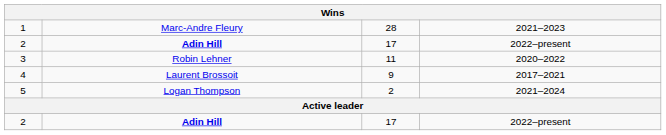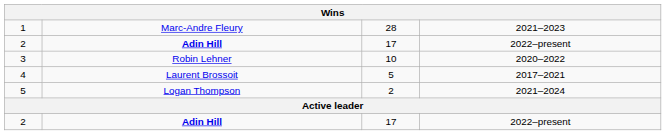(391, 59) 11 -> (391, 59) 10
(391, 75) 9 -> (391, 75) 5
